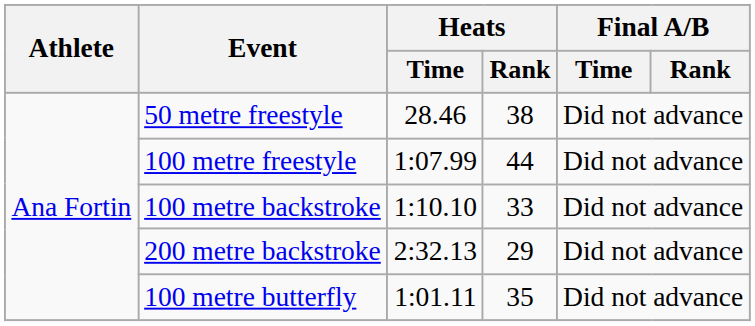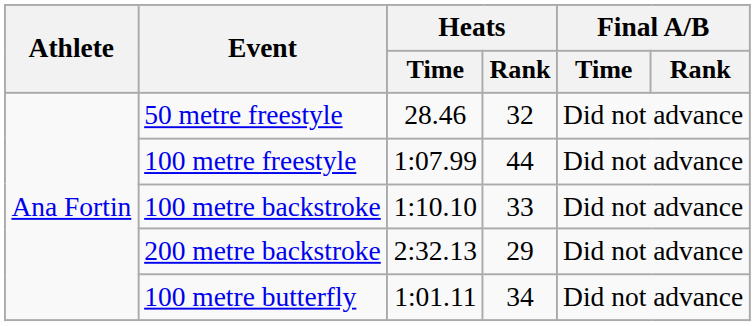(520, 115) 38 -> (520, 115) 32
(520, 297) 35 -> (520, 297) 34
